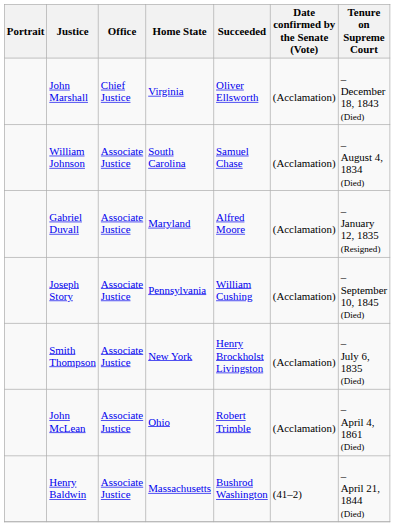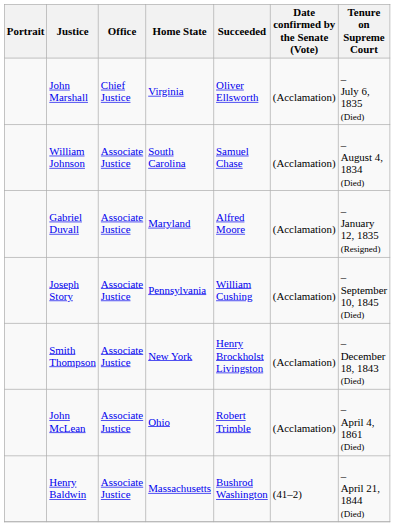(363, 97) – December 18, 1843 (Died) -> (355, 97) – July 6, 1835 (Died)
(355, 362) – July 6, 1835 (Died) -> (363, 362) – December 18, 1843 (Died)
